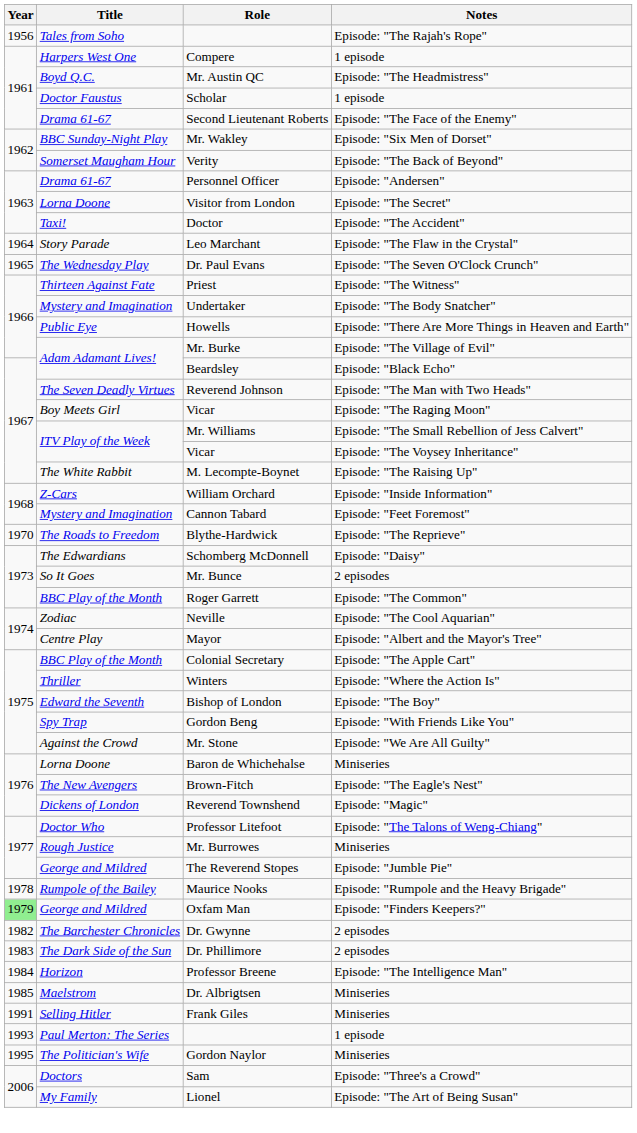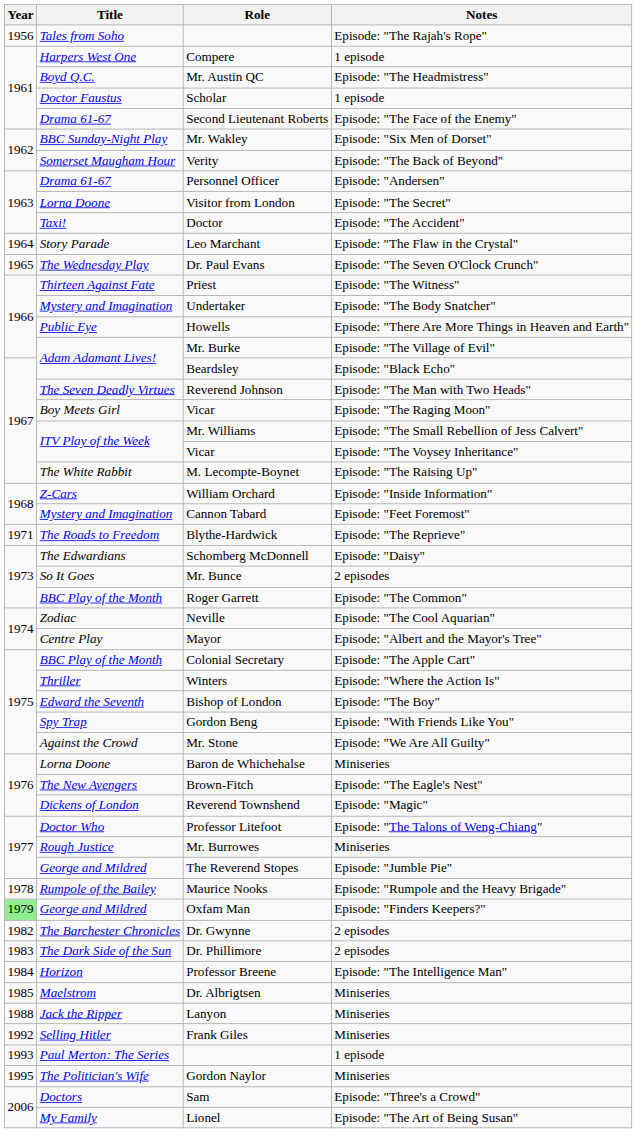(21, 535) 1970 -> (21, 535) 1971
+ row: (81, 1013)
(21, 1013) 1991 -> (21, 1034) 1992
